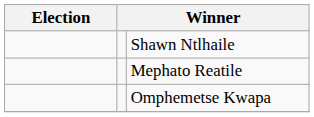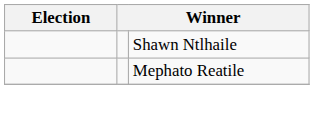- row: (201, 97)
